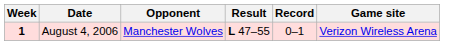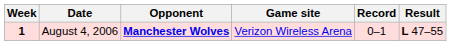columns swapped: (249, 13) <-> (378, 13)
(173, 31) normal -> (176, 31) bold
